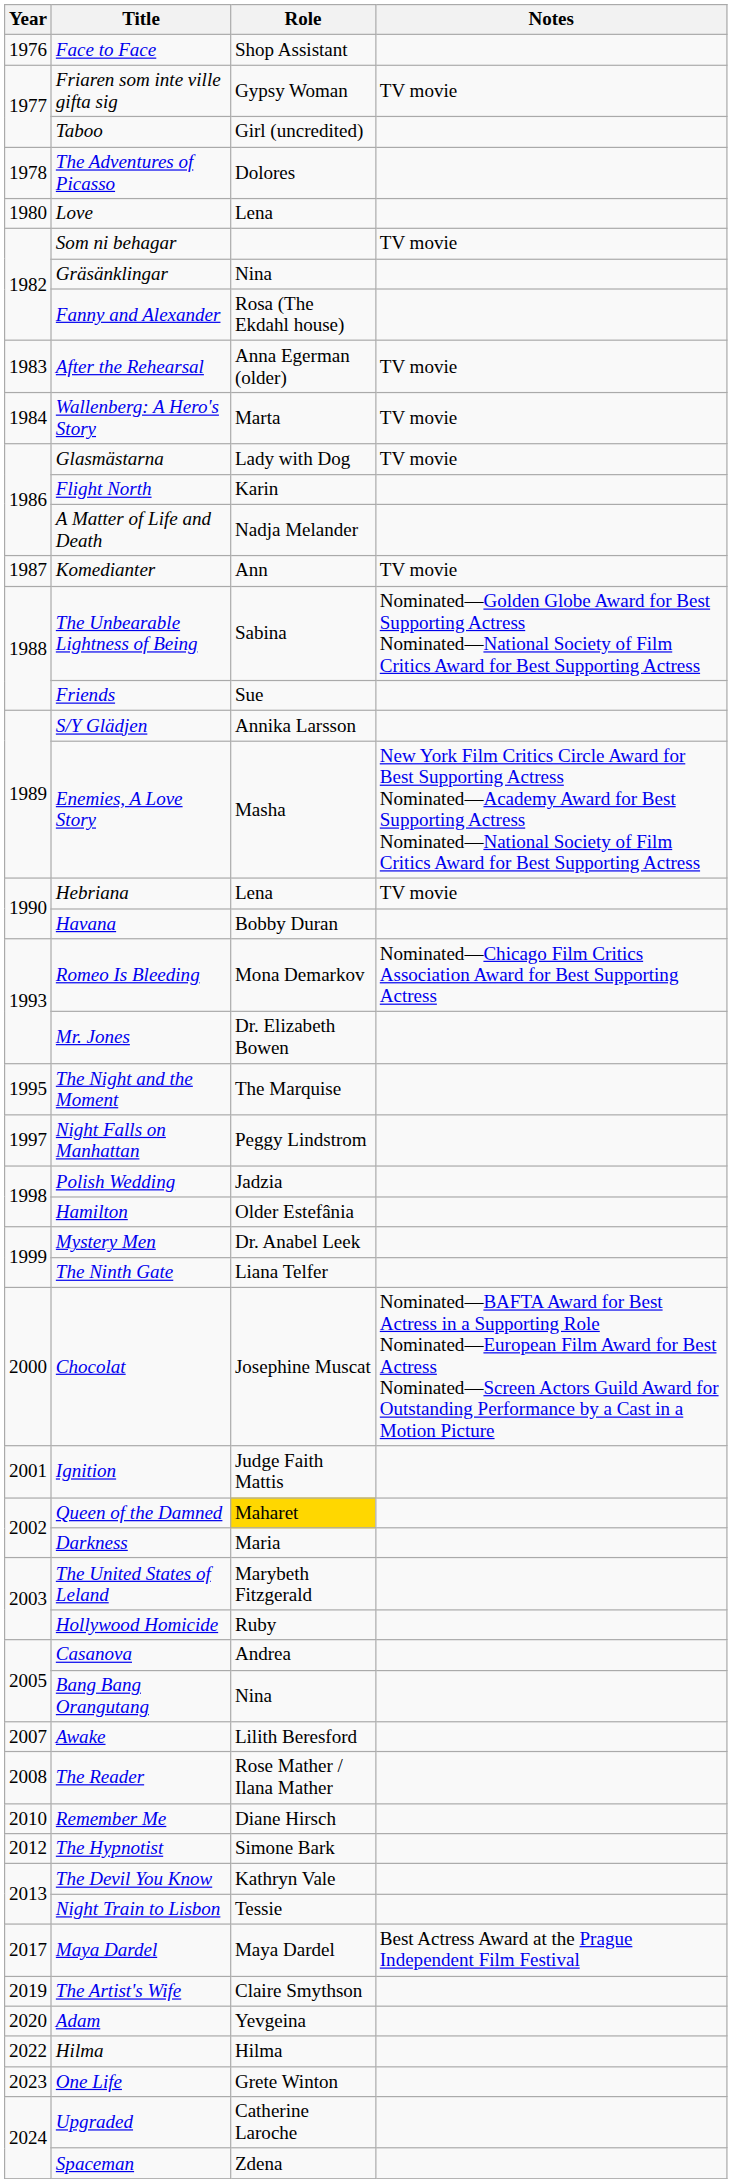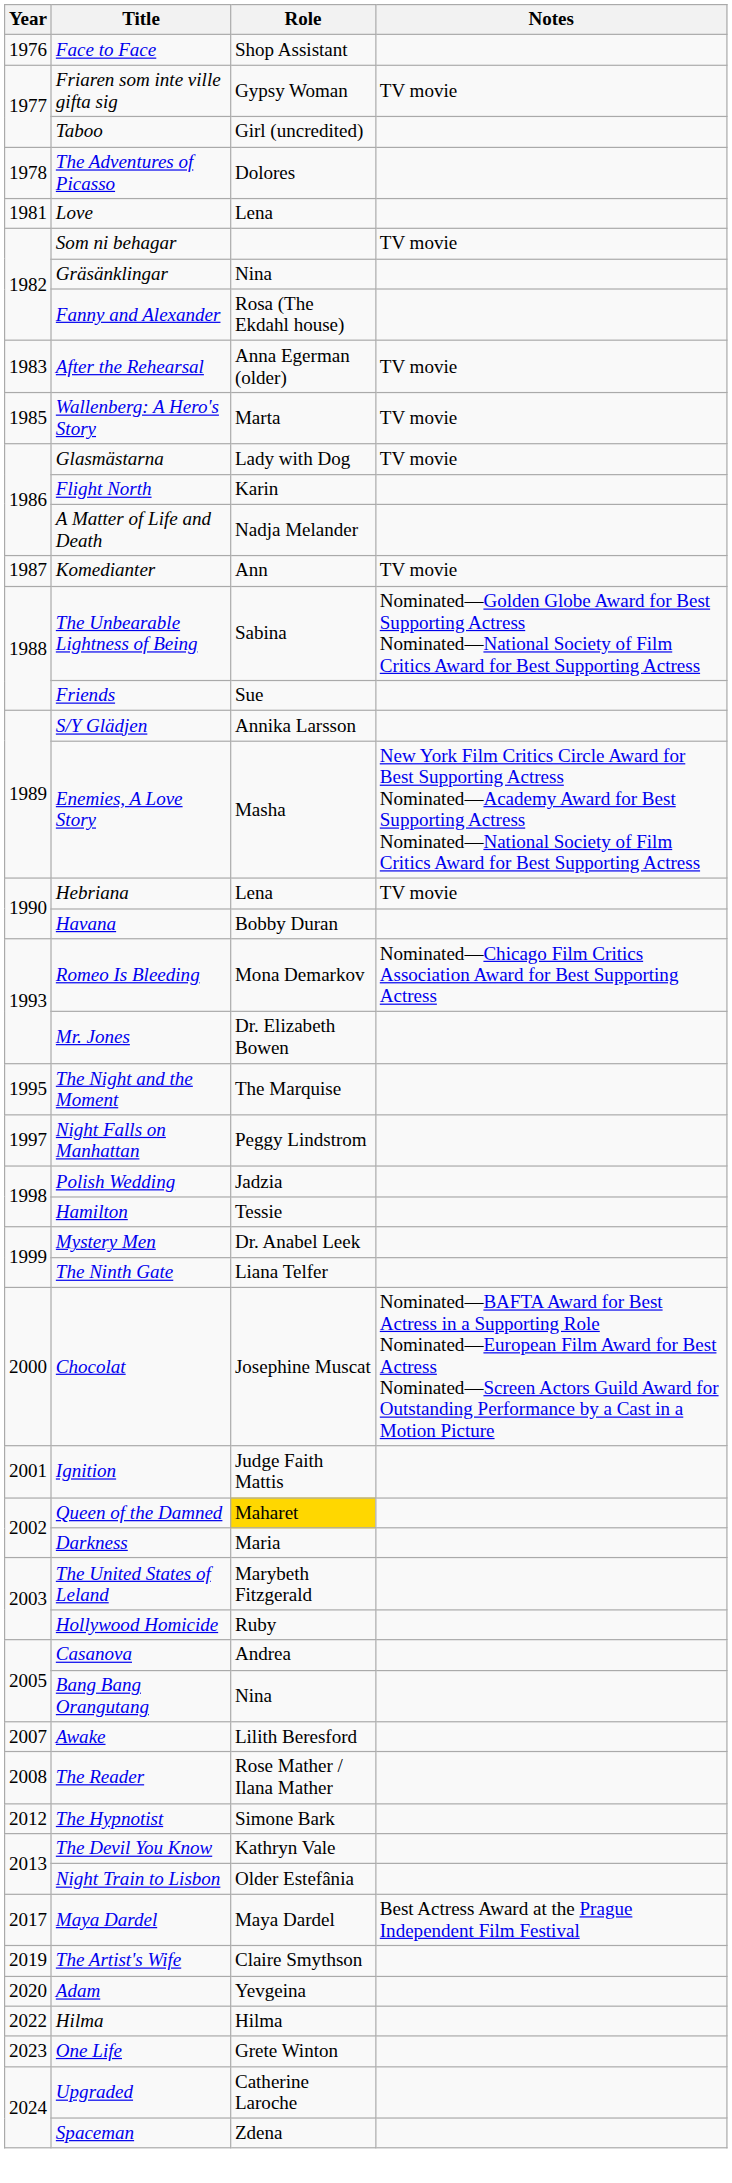(28, 213) 1980 -> (28, 213) 1981
(28, 417) 1984 -> (28, 417) 1985
(294, 1211) Older Estefânia -> (259, 1211) Tessie
- row: (111, 1818)
(259, 1909) Tessie -> (294, 1878) Older Estefânia
